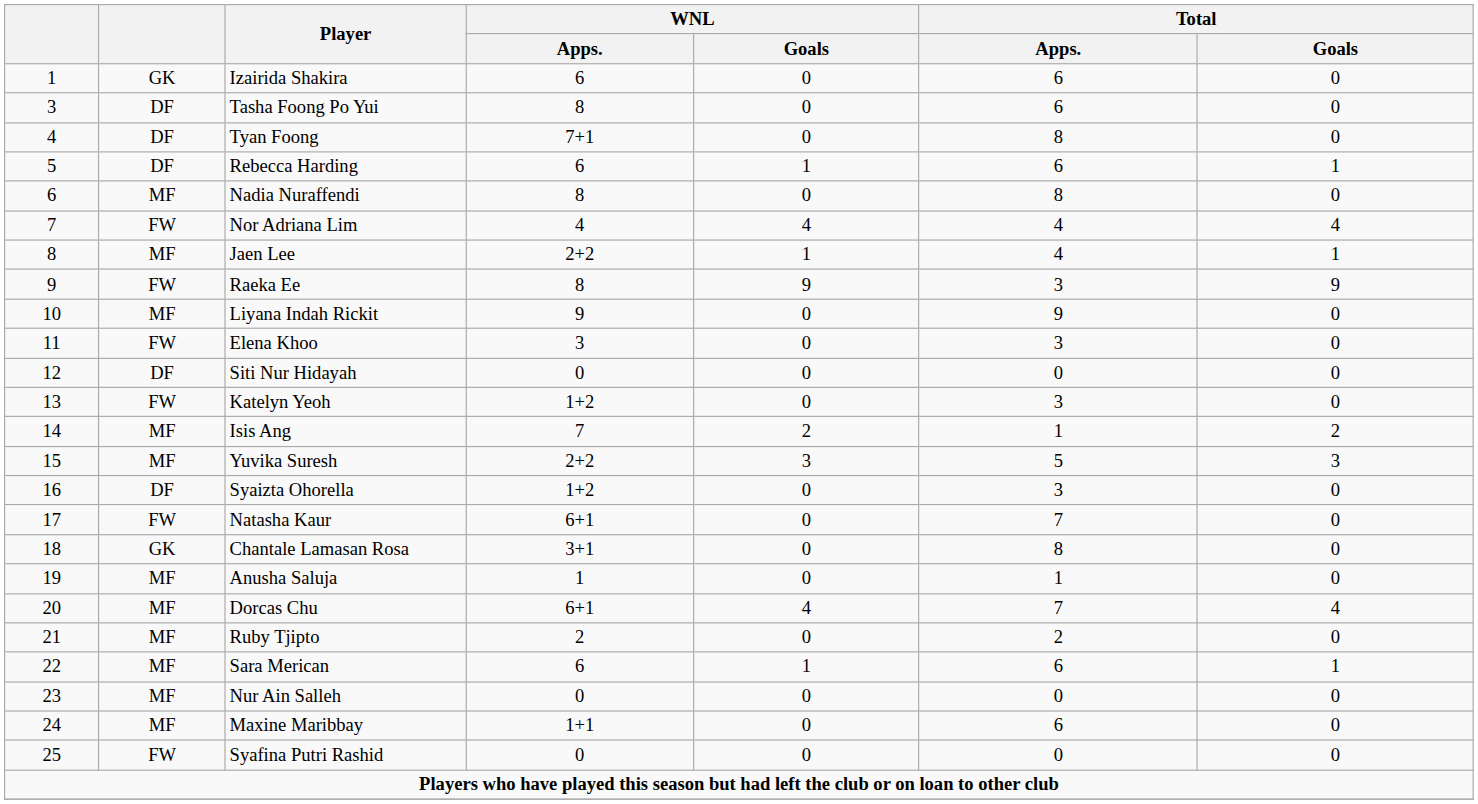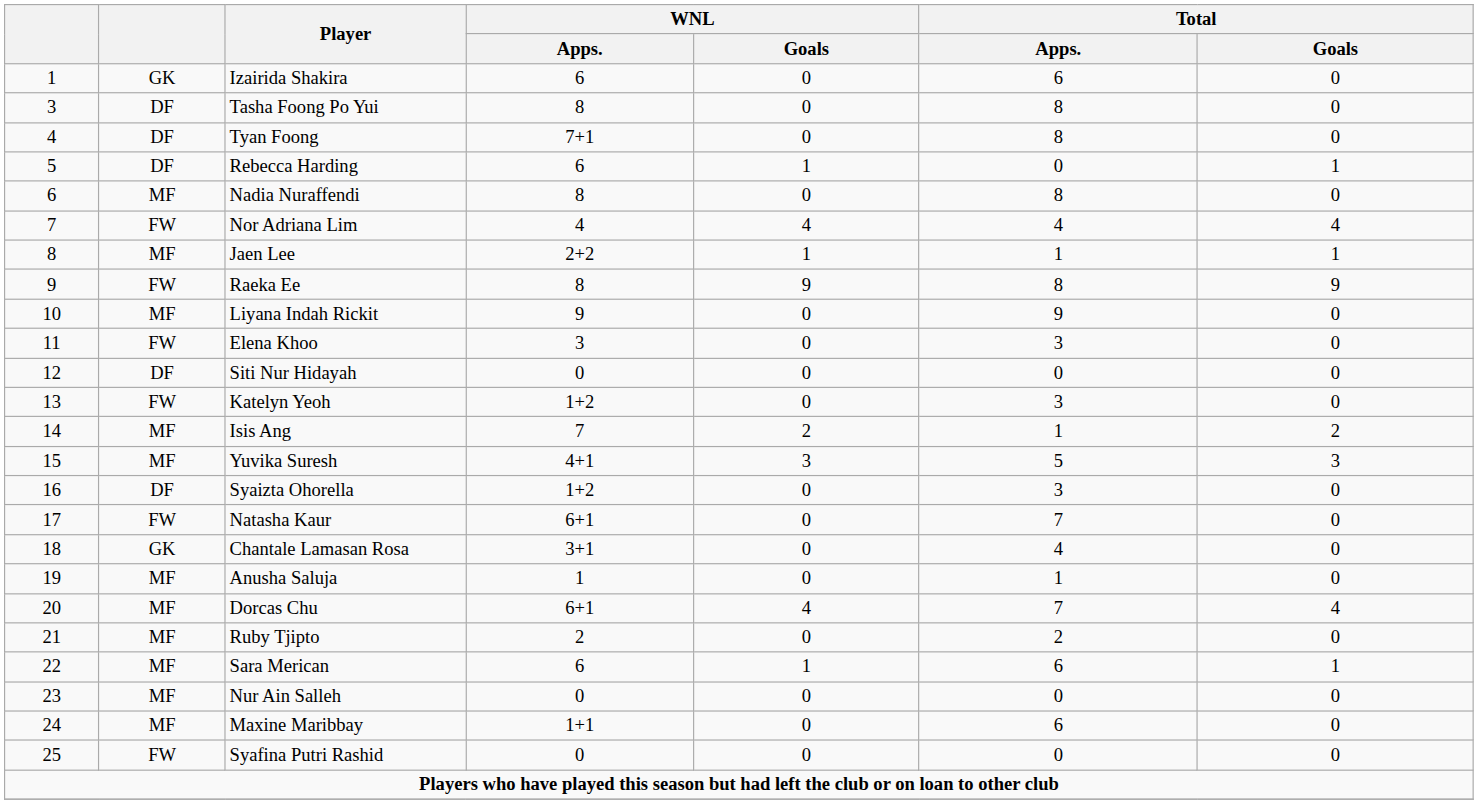(1058, 107) 6 -> (1058, 107) 8
(1058, 166) 6 -> (1058, 166) 0
(1058, 254) 4 -> (1058, 254) 1
(1058, 284) 3 -> (1058, 284) 8
(580, 460) 2+2 -> (580, 460) 4+1
(1058, 549) 8 -> (1058, 549) 4
